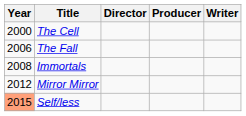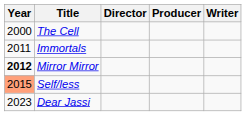- row: (57, 48)
(19, 66) 2008 -> (19, 48) 2011
(19, 84) normal -> (19, 66) bold
+ row: (63, 102)
